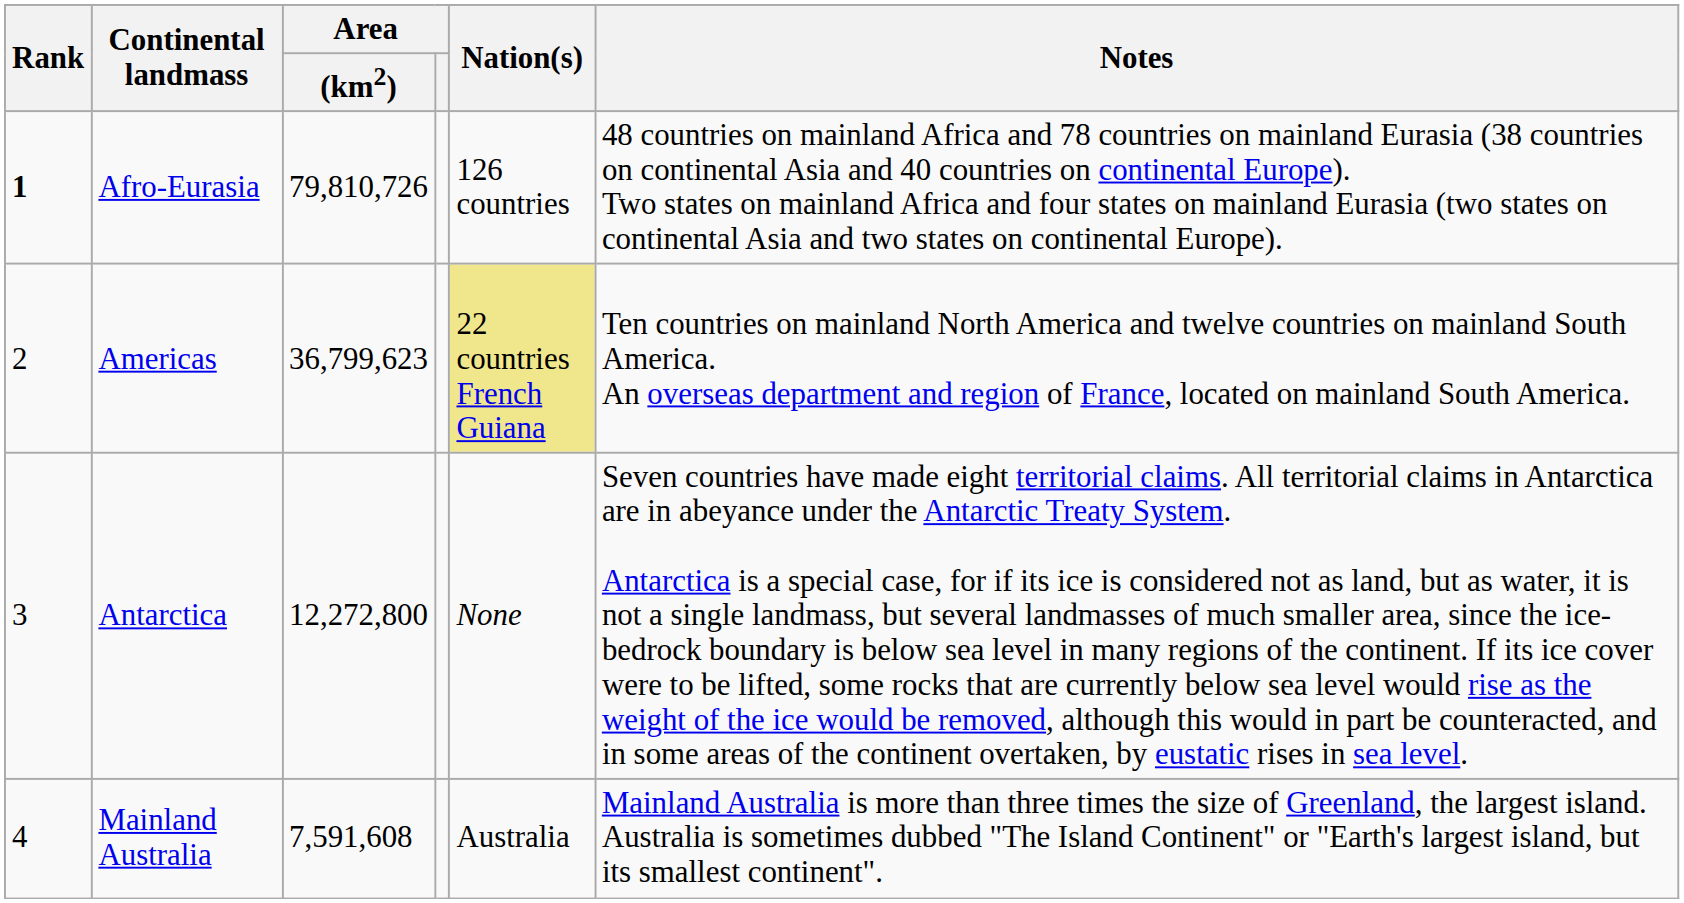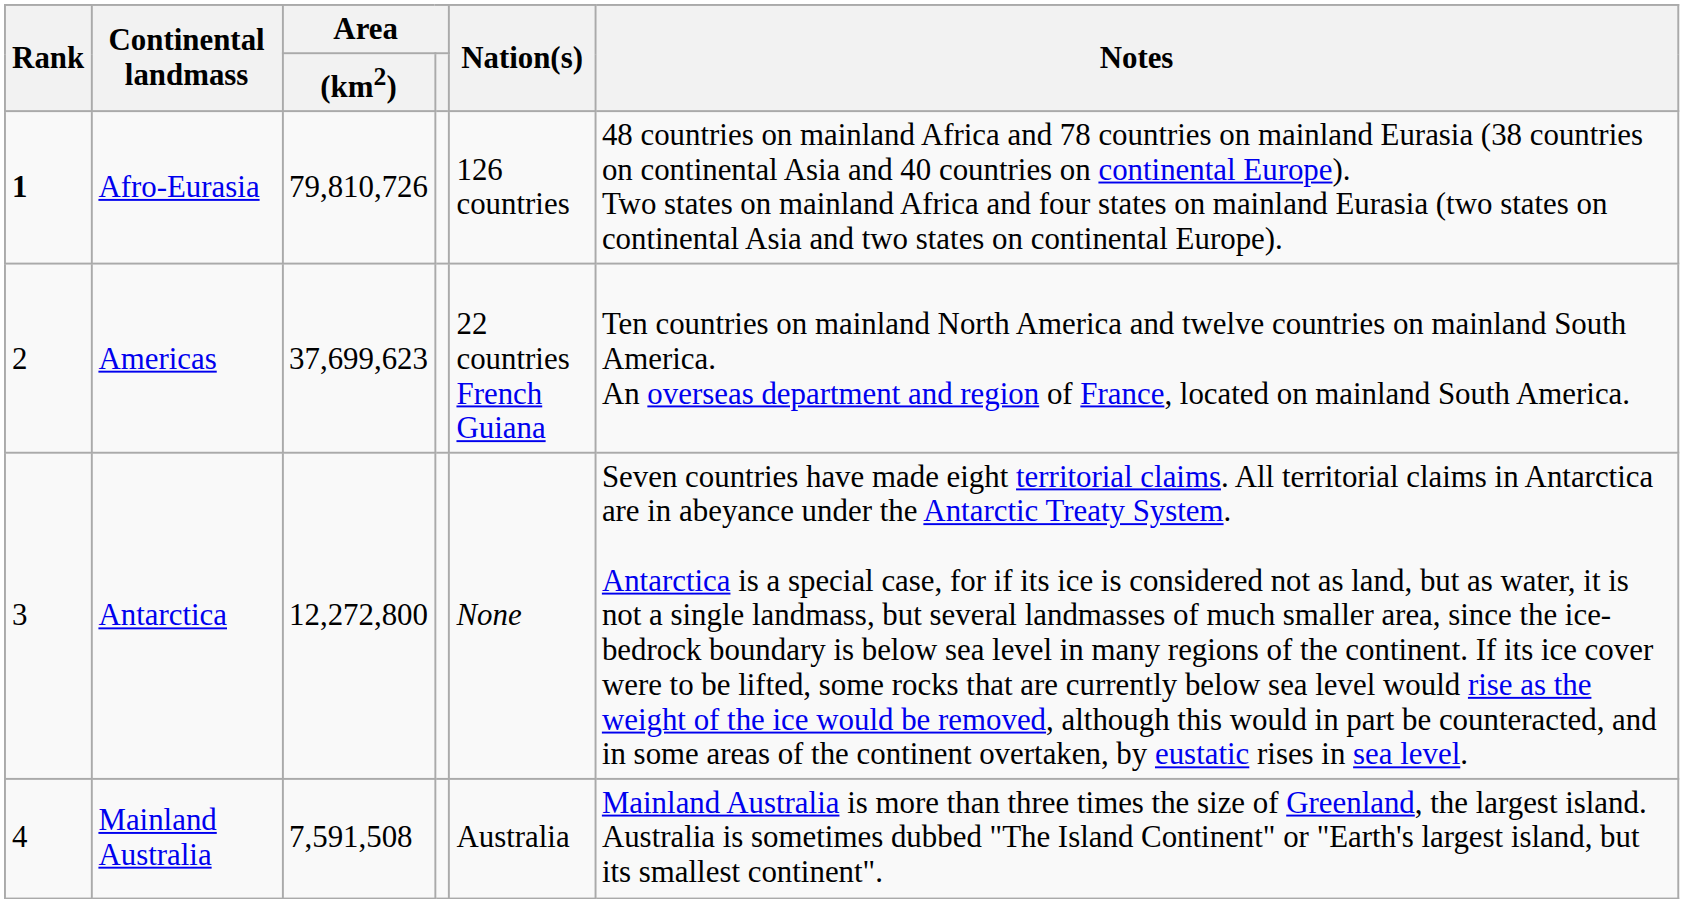(359, 357) 36,799,623 -> (359, 357) 37,699,623
(513, 375) khaki background -> (513, 375) no background
(351, 838) 7,591,608 -> (351, 838) 7,591,508
